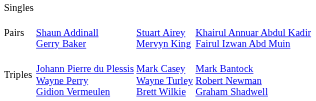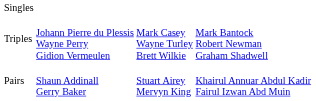rows swapped: (14, 32) <-> (18, 75)
